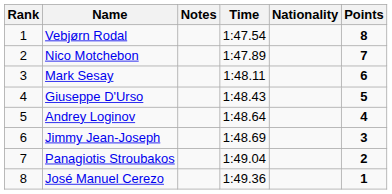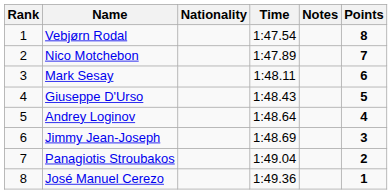columns swapped: (305, 14) <-> (199, 14)
